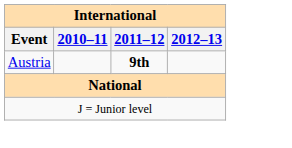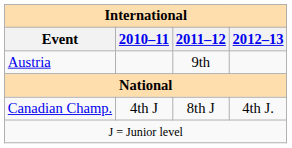(139, 62) bold -> (201, 62) normal
+ row: (60, 108)
